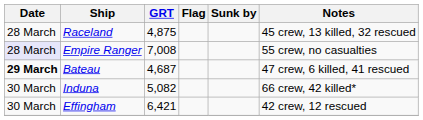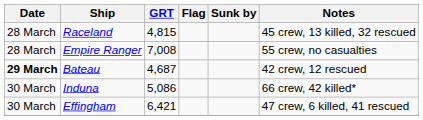(162, 32) 4,875 -> (162, 32) 4,815
(31, 50) lavender background -> (31, 50) no background
(336, 69) 47 crew, 6 killed, 41 rescued -> (314, 69) 42 crew, 12 rescued
(162, 87) 5,082 -> (162, 87) 5,086
(314, 106) 42 crew, 12 rescued -> (336, 106) 47 crew, 6 killed, 41 rescued
